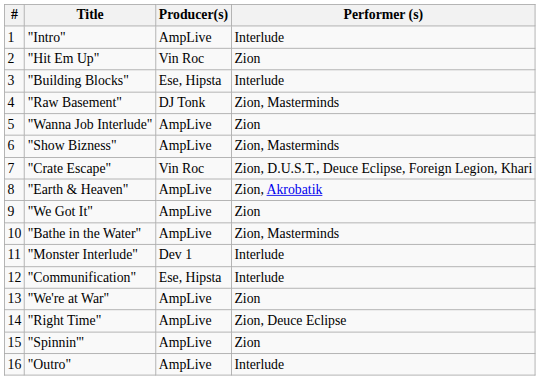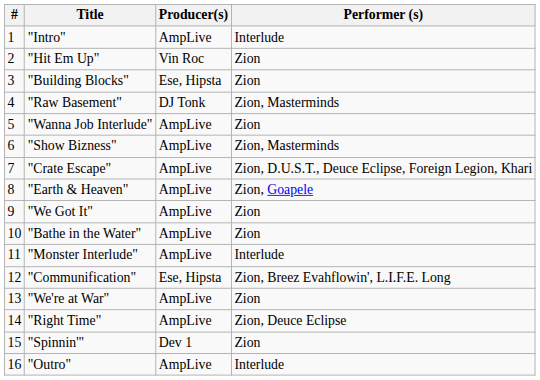(259, 80) Interlude -> (247, 80) Zion
(182, 168) Vin Roc -> (185, 168) AmpLive
(278, 189) Zion, Akrobatik -> (274, 189) Zion, Goapele
(287, 233) Zion, Masterminds -> (247, 233) Zion
(175, 255) Dev 1 -> (185, 255) AmpLive
(259, 277) Interlude -> (343, 277) Zion, Breez Evahflowin', L.I.F.E. Long
(185, 342) AmpLive -> (175, 342) Dev 1
